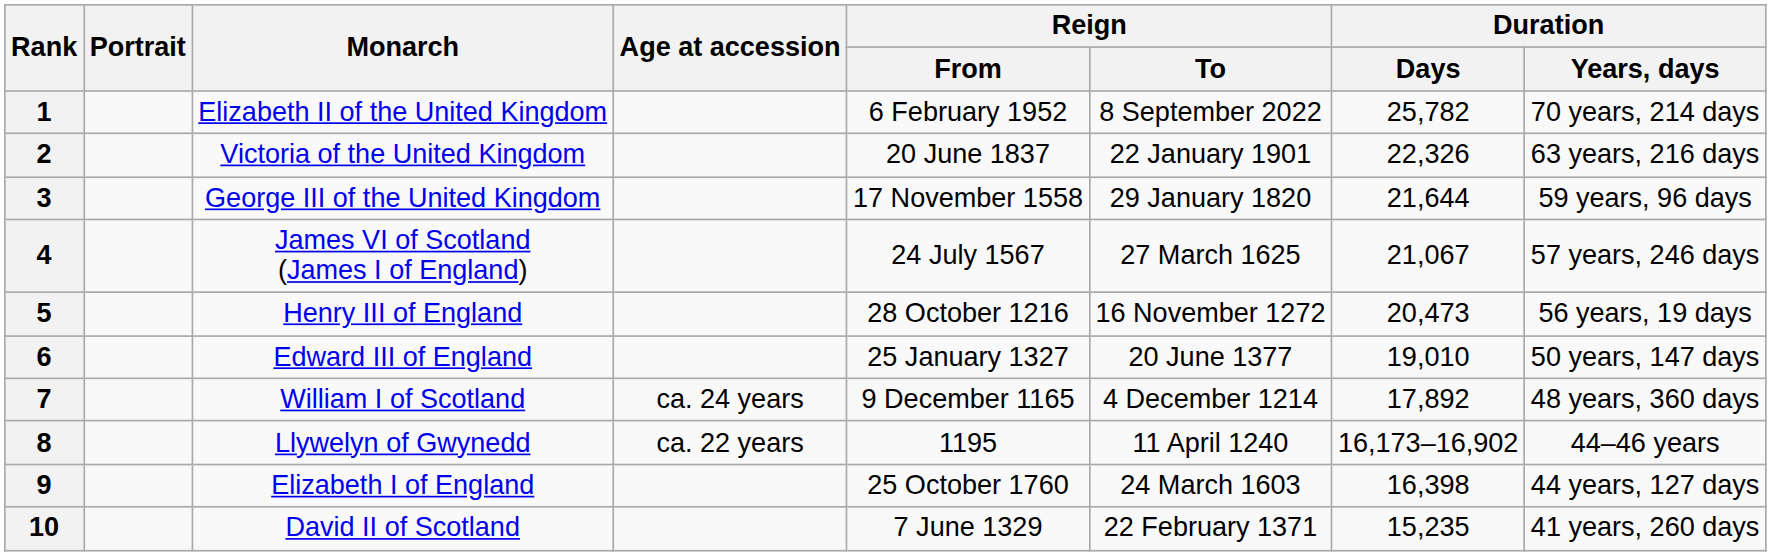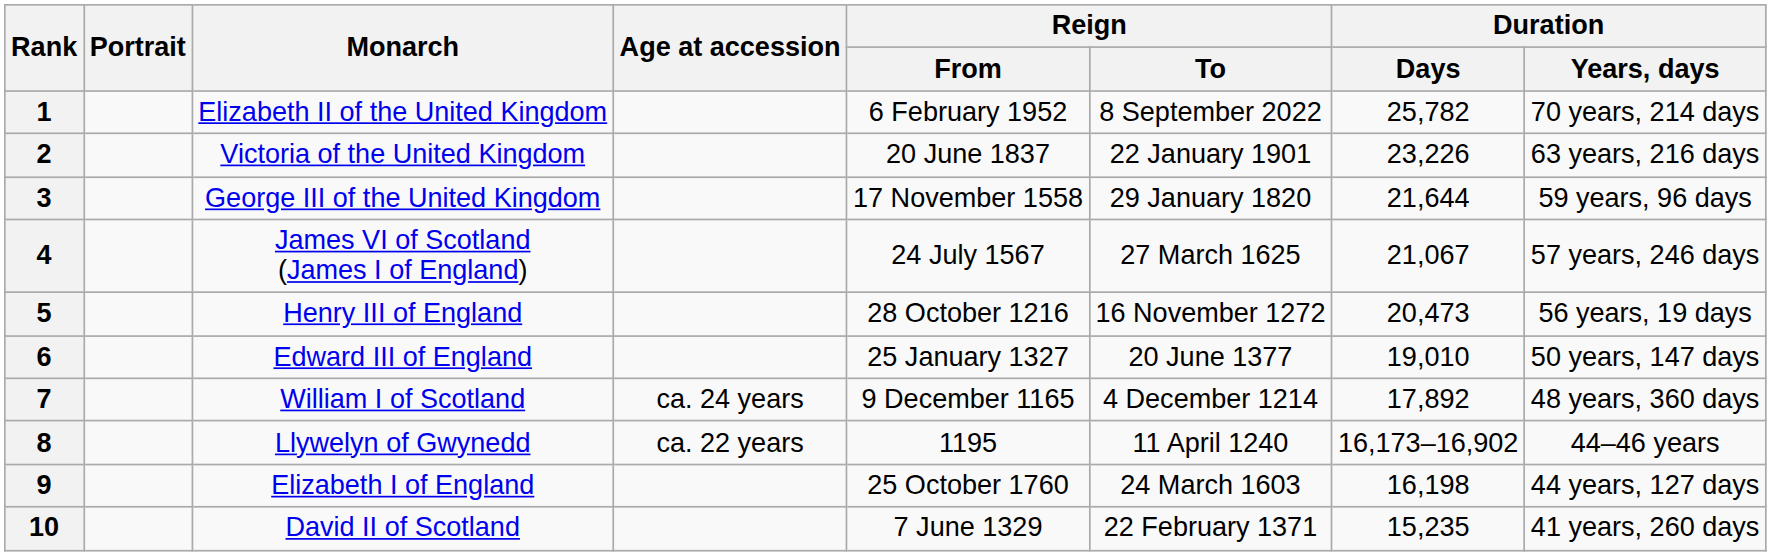(1428, 154) 22,326 -> (1428, 154) 23,226
(1428, 485) 16,398 -> (1428, 485) 16,198
